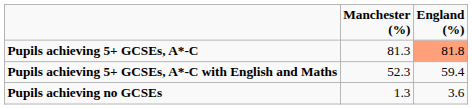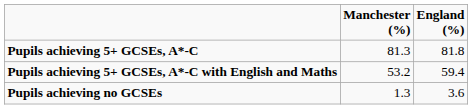(453, 51) lightsalmon background -> (453, 51) no background
(399, 72) 52.3 -> (399, 72) 53.2
